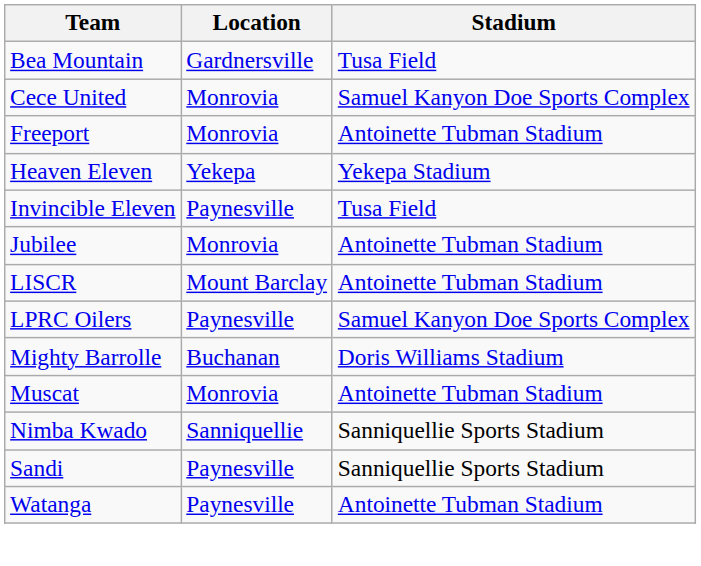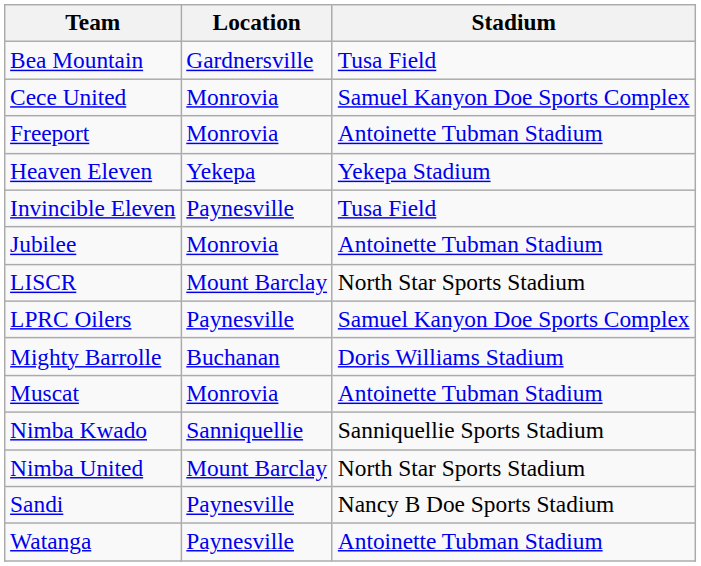(470, 282) Antoinette Tubman Stadium -> (461, 282) North Star Sports Stadium
+ row: (77, 467)
(471, 467) Sanniquellie Sports Stadium -> (476, 504) Nancy B Doe Sports Stadium
